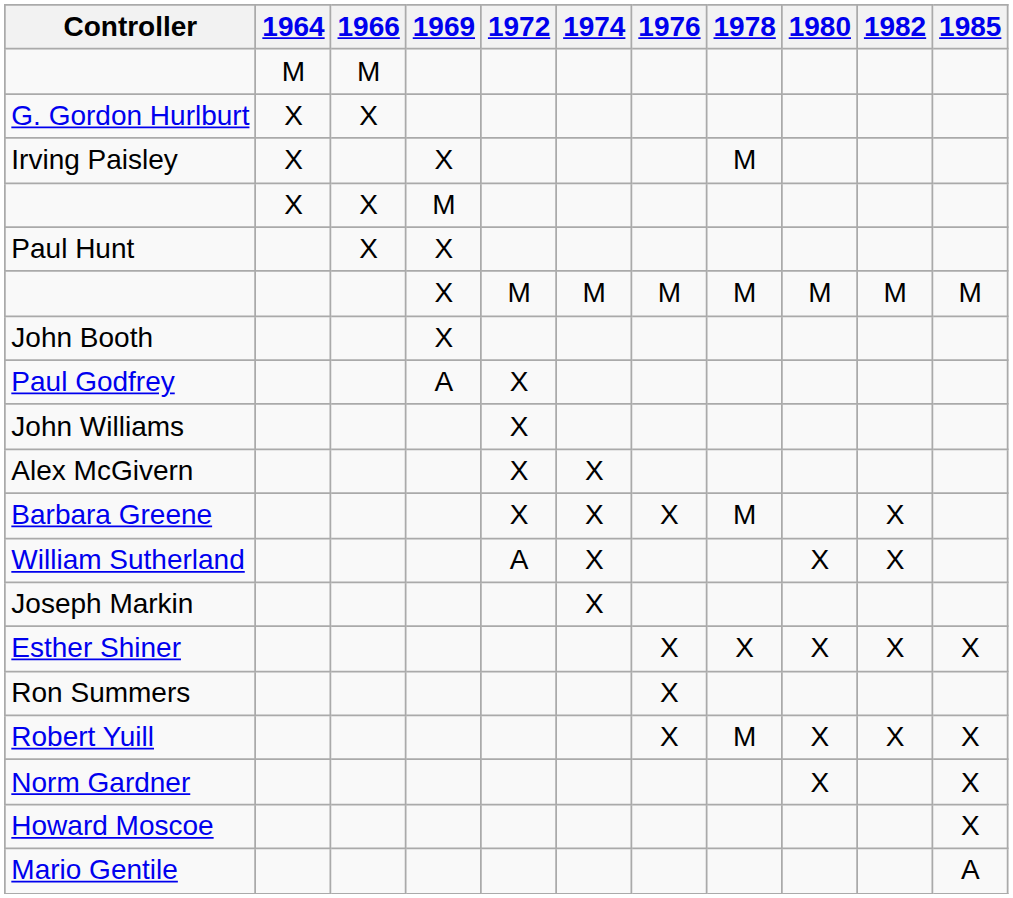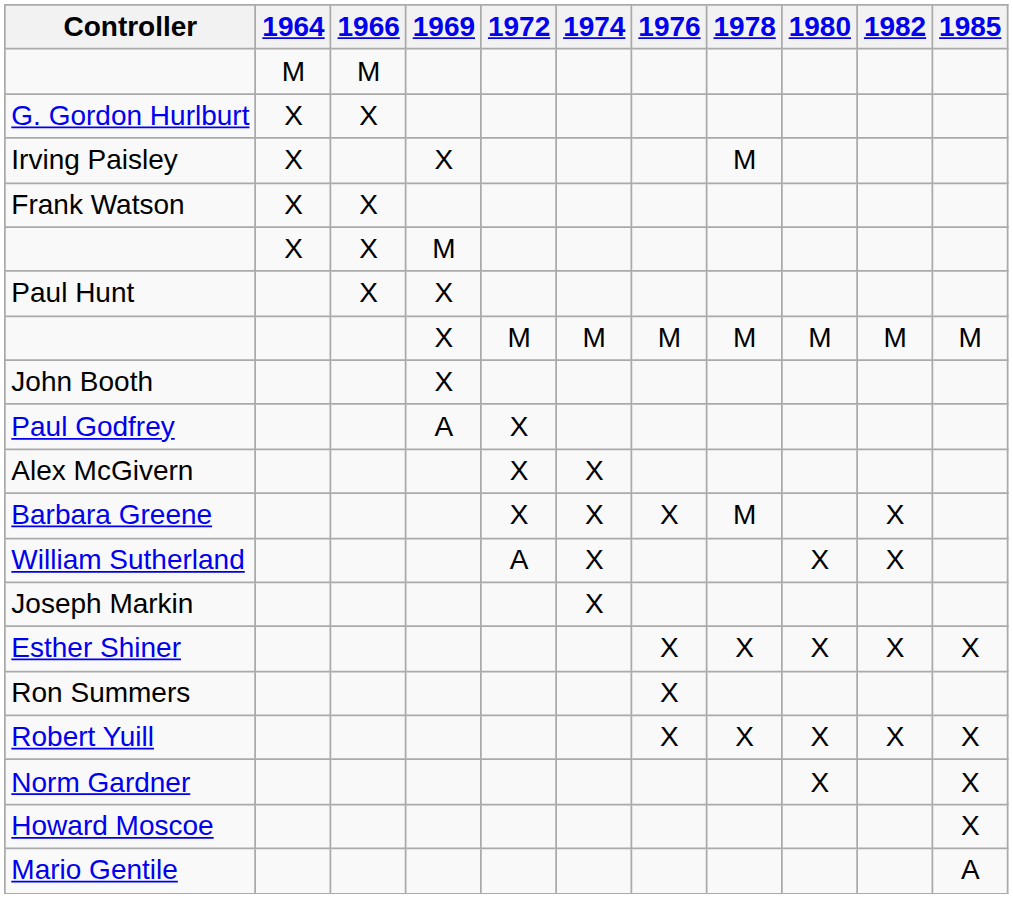+ row: (98, 204)
- row: (98, 426)
(745, 737) M -> (745, 737) X
